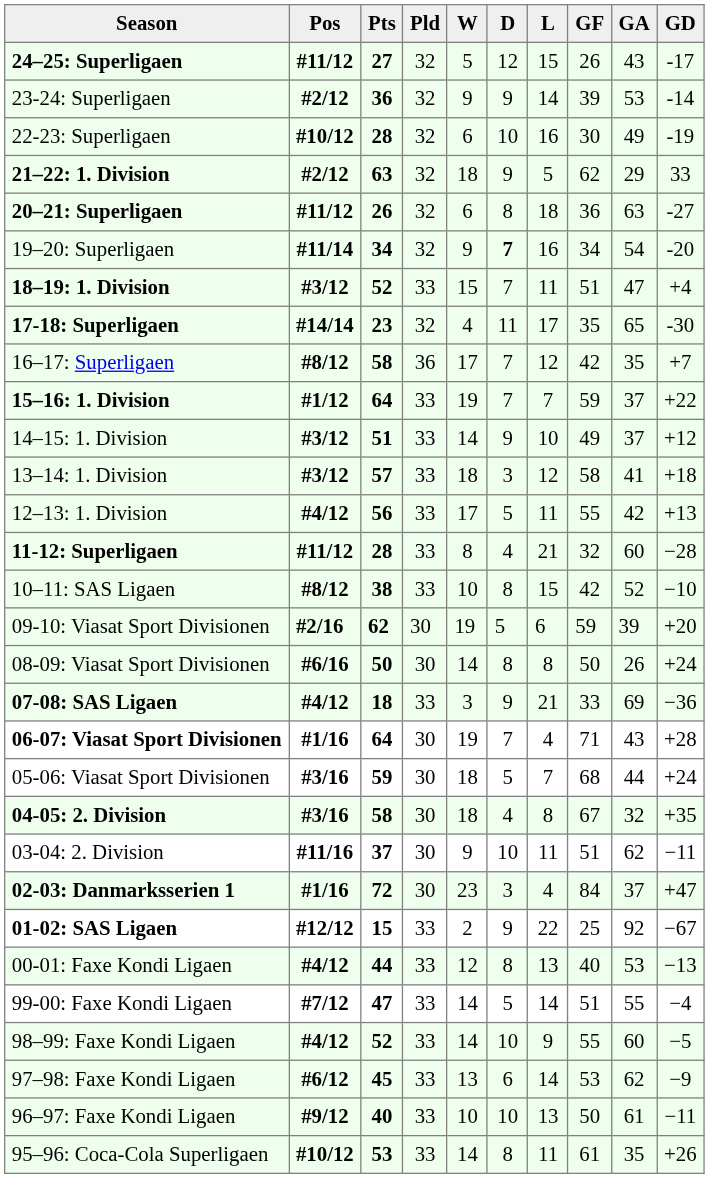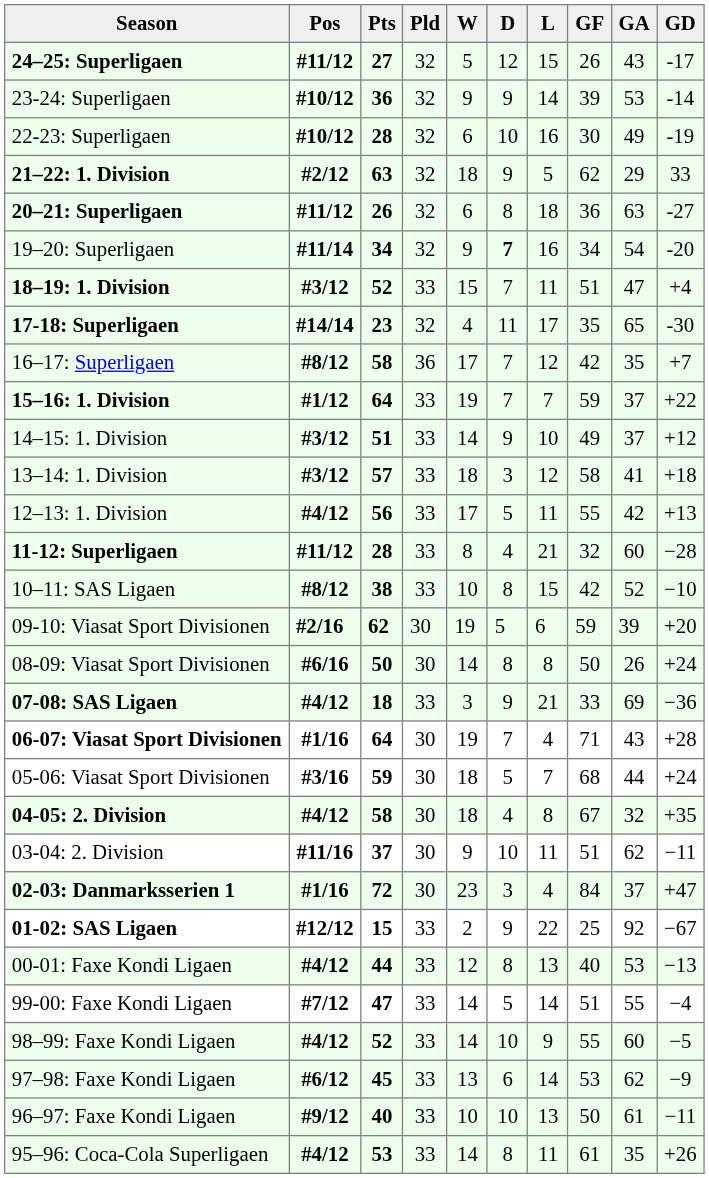(325, 98) #2/12 -> (325, 98) #10/12
(325, 815) #3/16 -> (325, 815) #4/12
(325, 1154) #10/12 -> (325, 1154) #4/12
